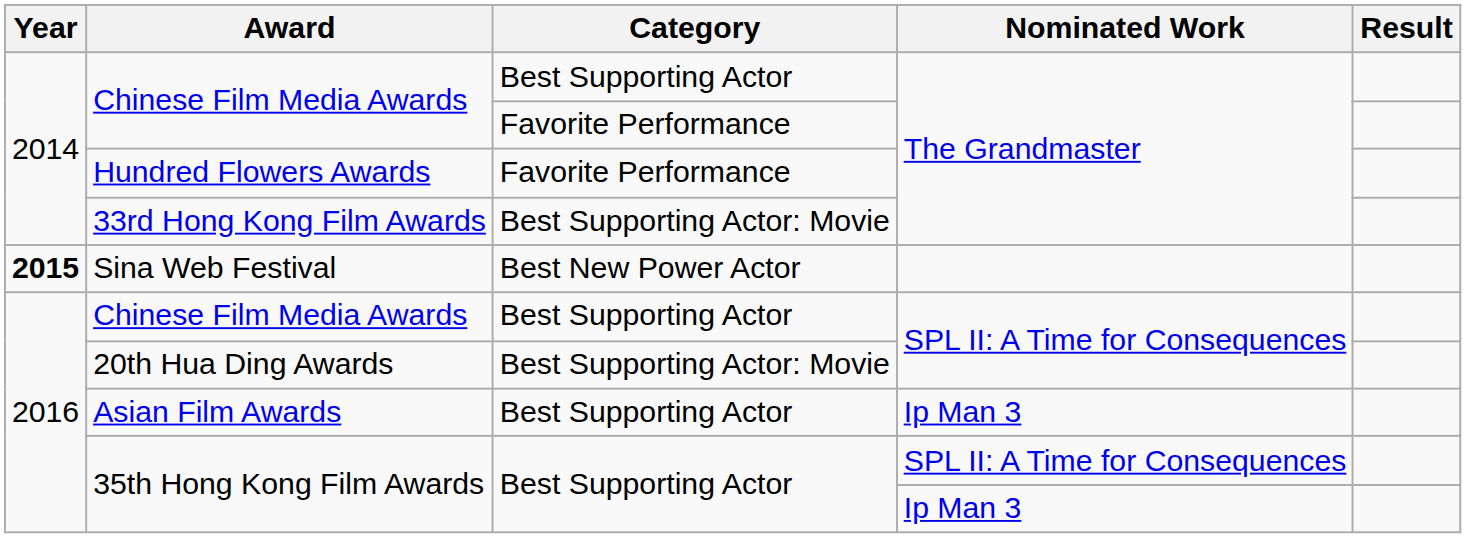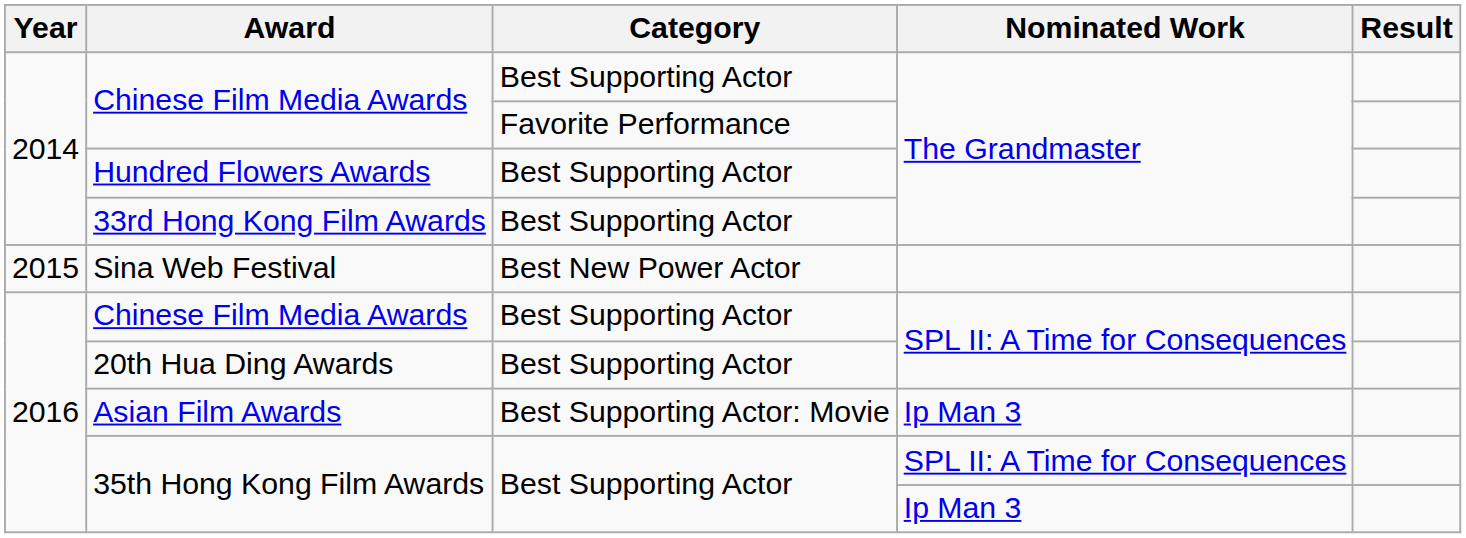(645, 172) Favorite Performance -> (646, 172) Best Supporting Actor
(695, 220) Best Supporting Actor: Movie -> (646, 220) Best Supporting Actor
(46, 268) bold -> (46, 268) normal
(695, 364) Best Supporting Actor: Movie -> (646, 364) Best Supporting Actor
(646, 412) Best Supporting Actor -> (695, 412) Best Supporting Actor: Movie
